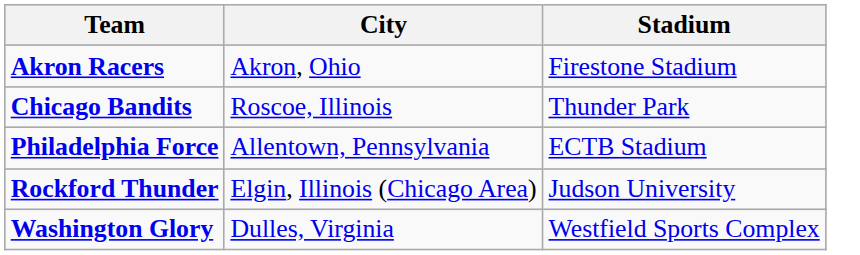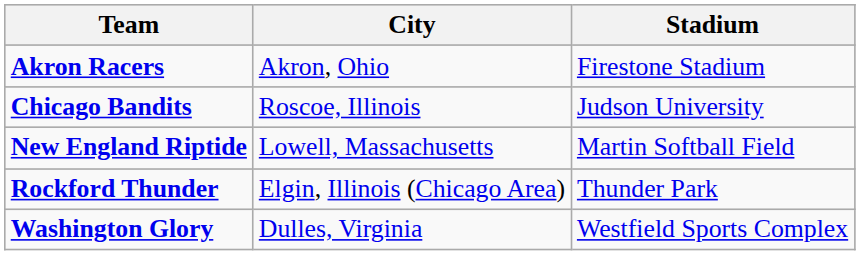(619, 106) Thunder Park -> (670, 106) Judson University
+ row: (129, 147)
- row: (115, 147)
(642, 188) Judson University -> (647, 188) Thunder Park
